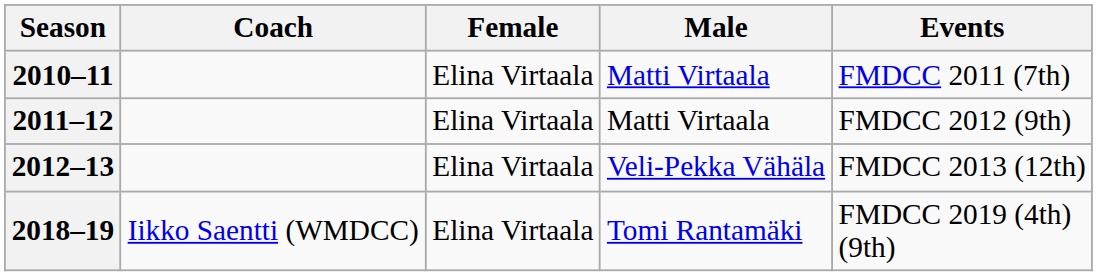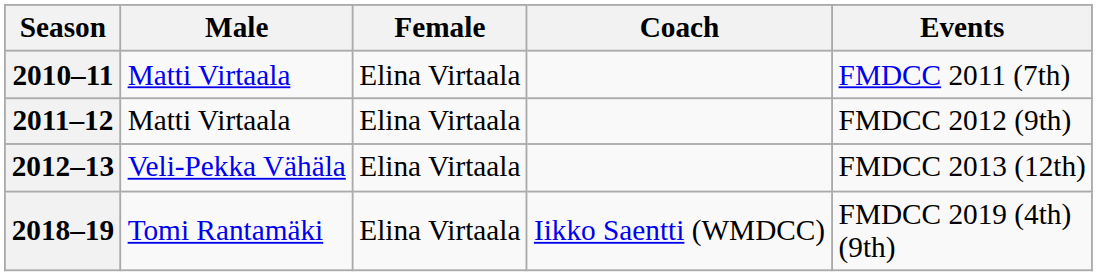columns swapped: (716, 27) <-> (273, 27)
